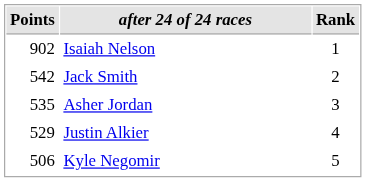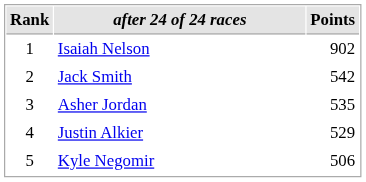columns swapped: (336, 19) <-> (32, 19)
